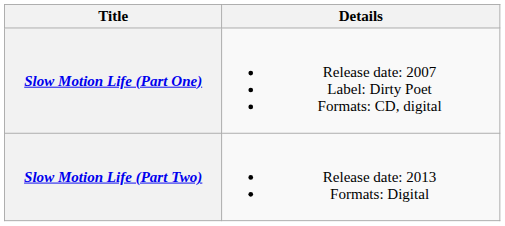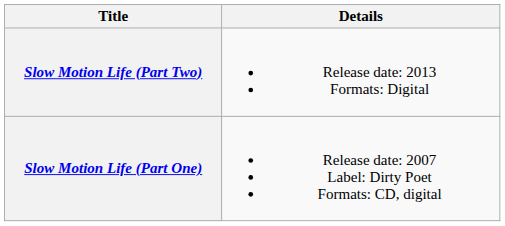rows swapped: (113, 80) <-> (113, 176)
